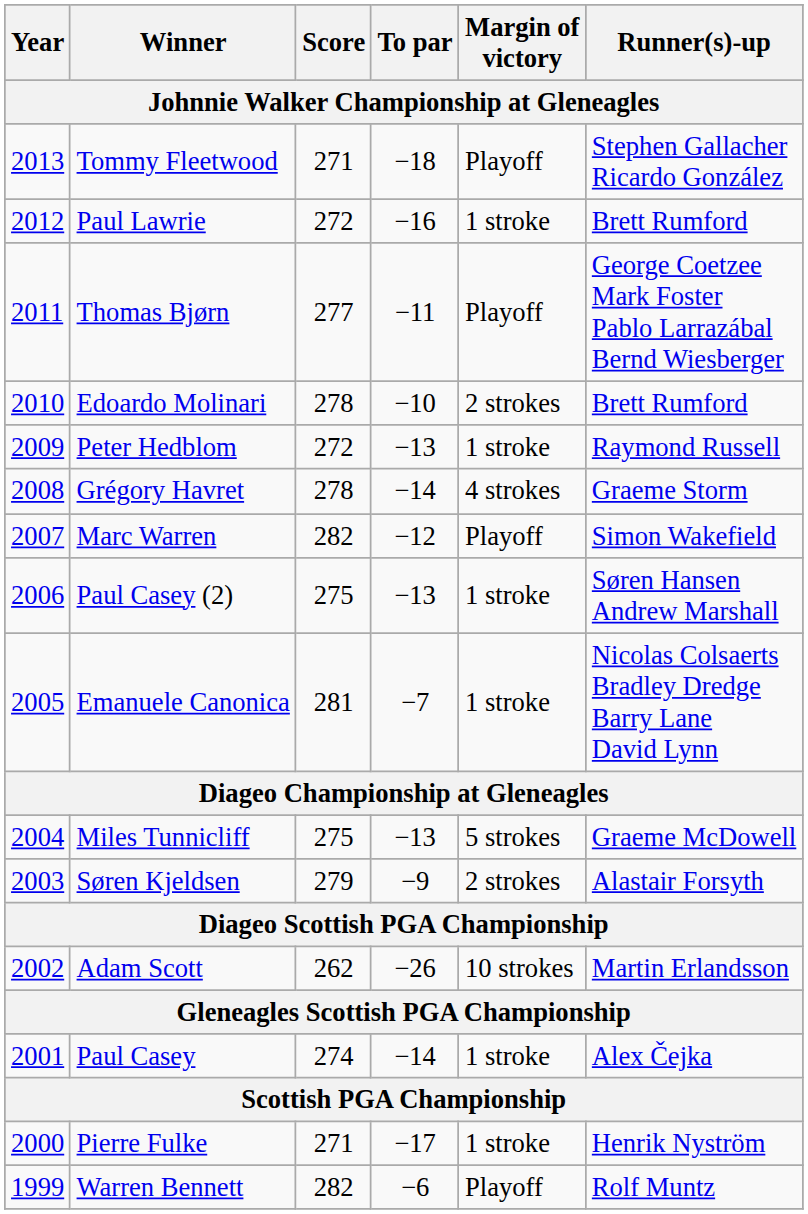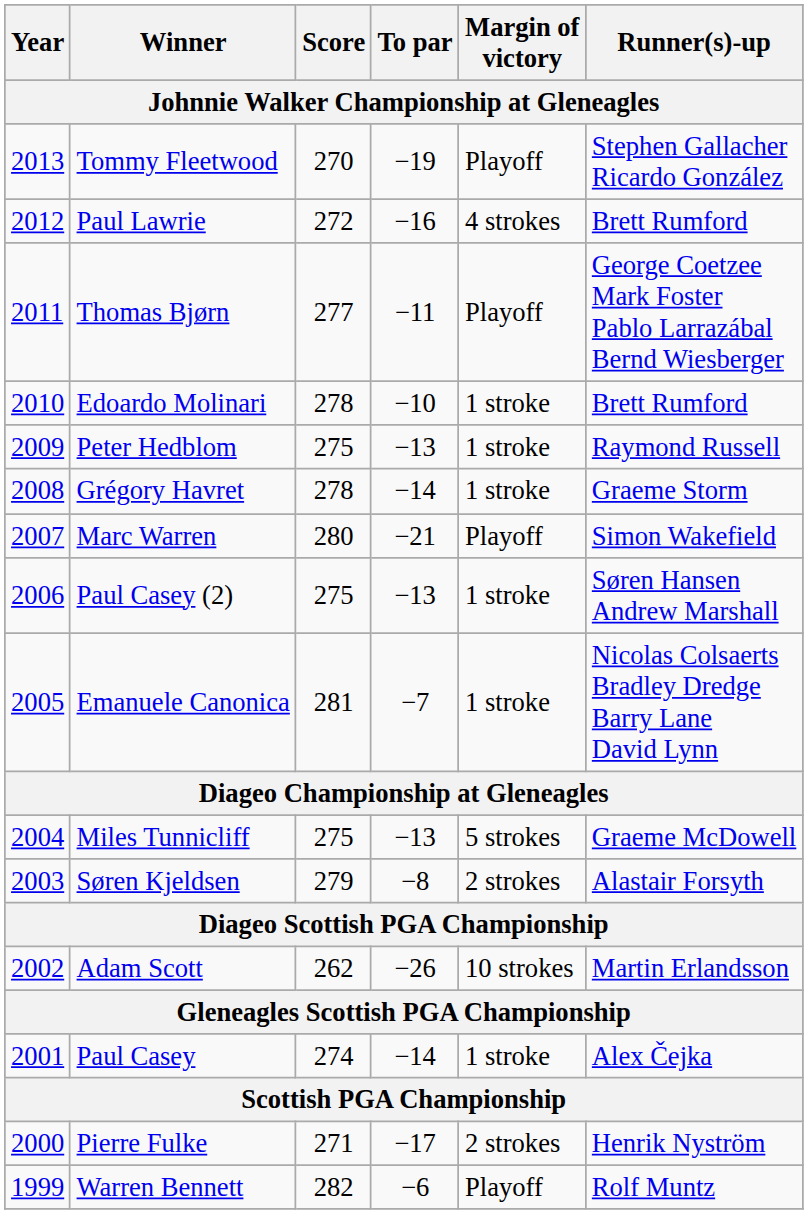(334, 161) 271 -> (334, 161) 270
(415, 161) −18 -> (415, 161) −19
(507, 221) 1 stroke -> (513, 221) 4 strokes
(513, 403) 2 strokes -> (507, 403) 1 stroke
(334, 447) 272 -> (334, 447) 275
(513, 491) 4 strokes -> (507, 491) 1 stroke
(334, 534) 282 -> (334, 534) 280
(415, 534) −12 -> (415, 534) −21
(415, 880) −9 -> (415, 880) −8
(507, 1143) 1 stroke -> (513, 1143) 2 strokes
